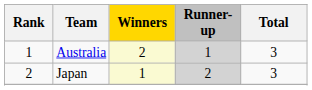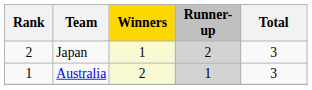rows swapped: (81, 52) <-> (72, 73)
